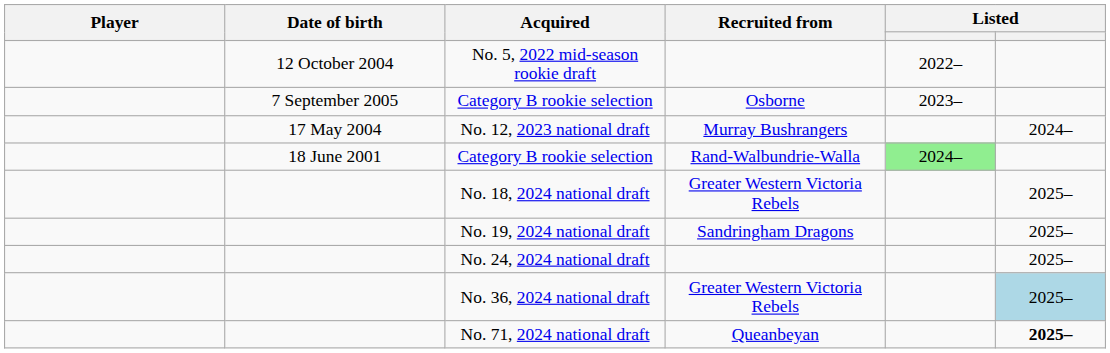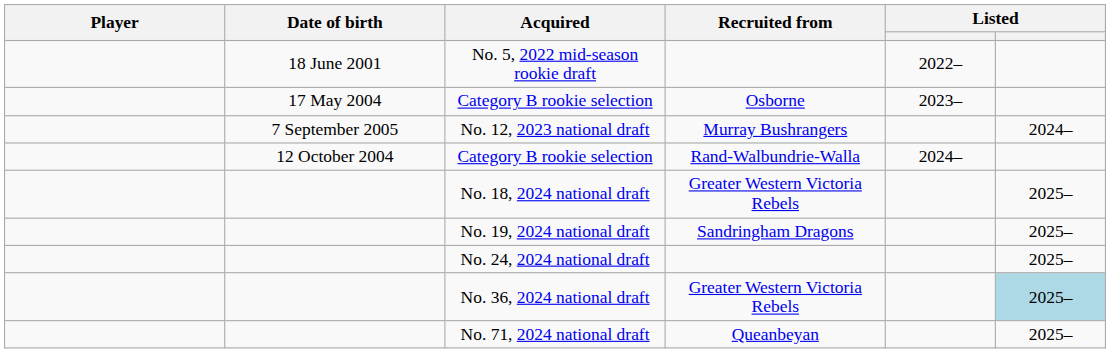(335, 63) 12 October 2004 -> (335, 63) 18 June 2001
(335, 101) 7 September 2005 -> (335, 101) 17 May 2004
(335, 128) 17 May 2004 -> (335, 128) 7 September 2005
(335, 156) 18 June 2001 -> (335, 156) 12 October 2004
(940, 156) lightgreen background -> (940, 156) no background
(1051, 334) bold -> (1051, 334) normal
